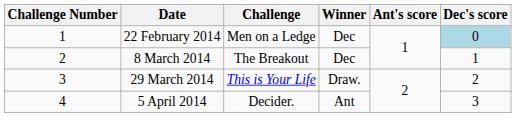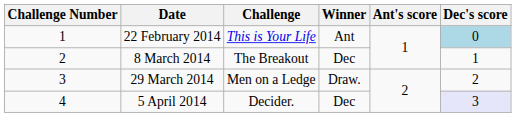(271, 36) Men on a Ledge -> (271, 36) This is Your Life
(344, 36) Dec -> (344, 36) Ant
(271, 79) This is Your Life -> (271, 79) Men on a Ledge
(344, 101) Ant -> (344, 101) Dec
(475, 101) no background -> (475, 101) lavender background
